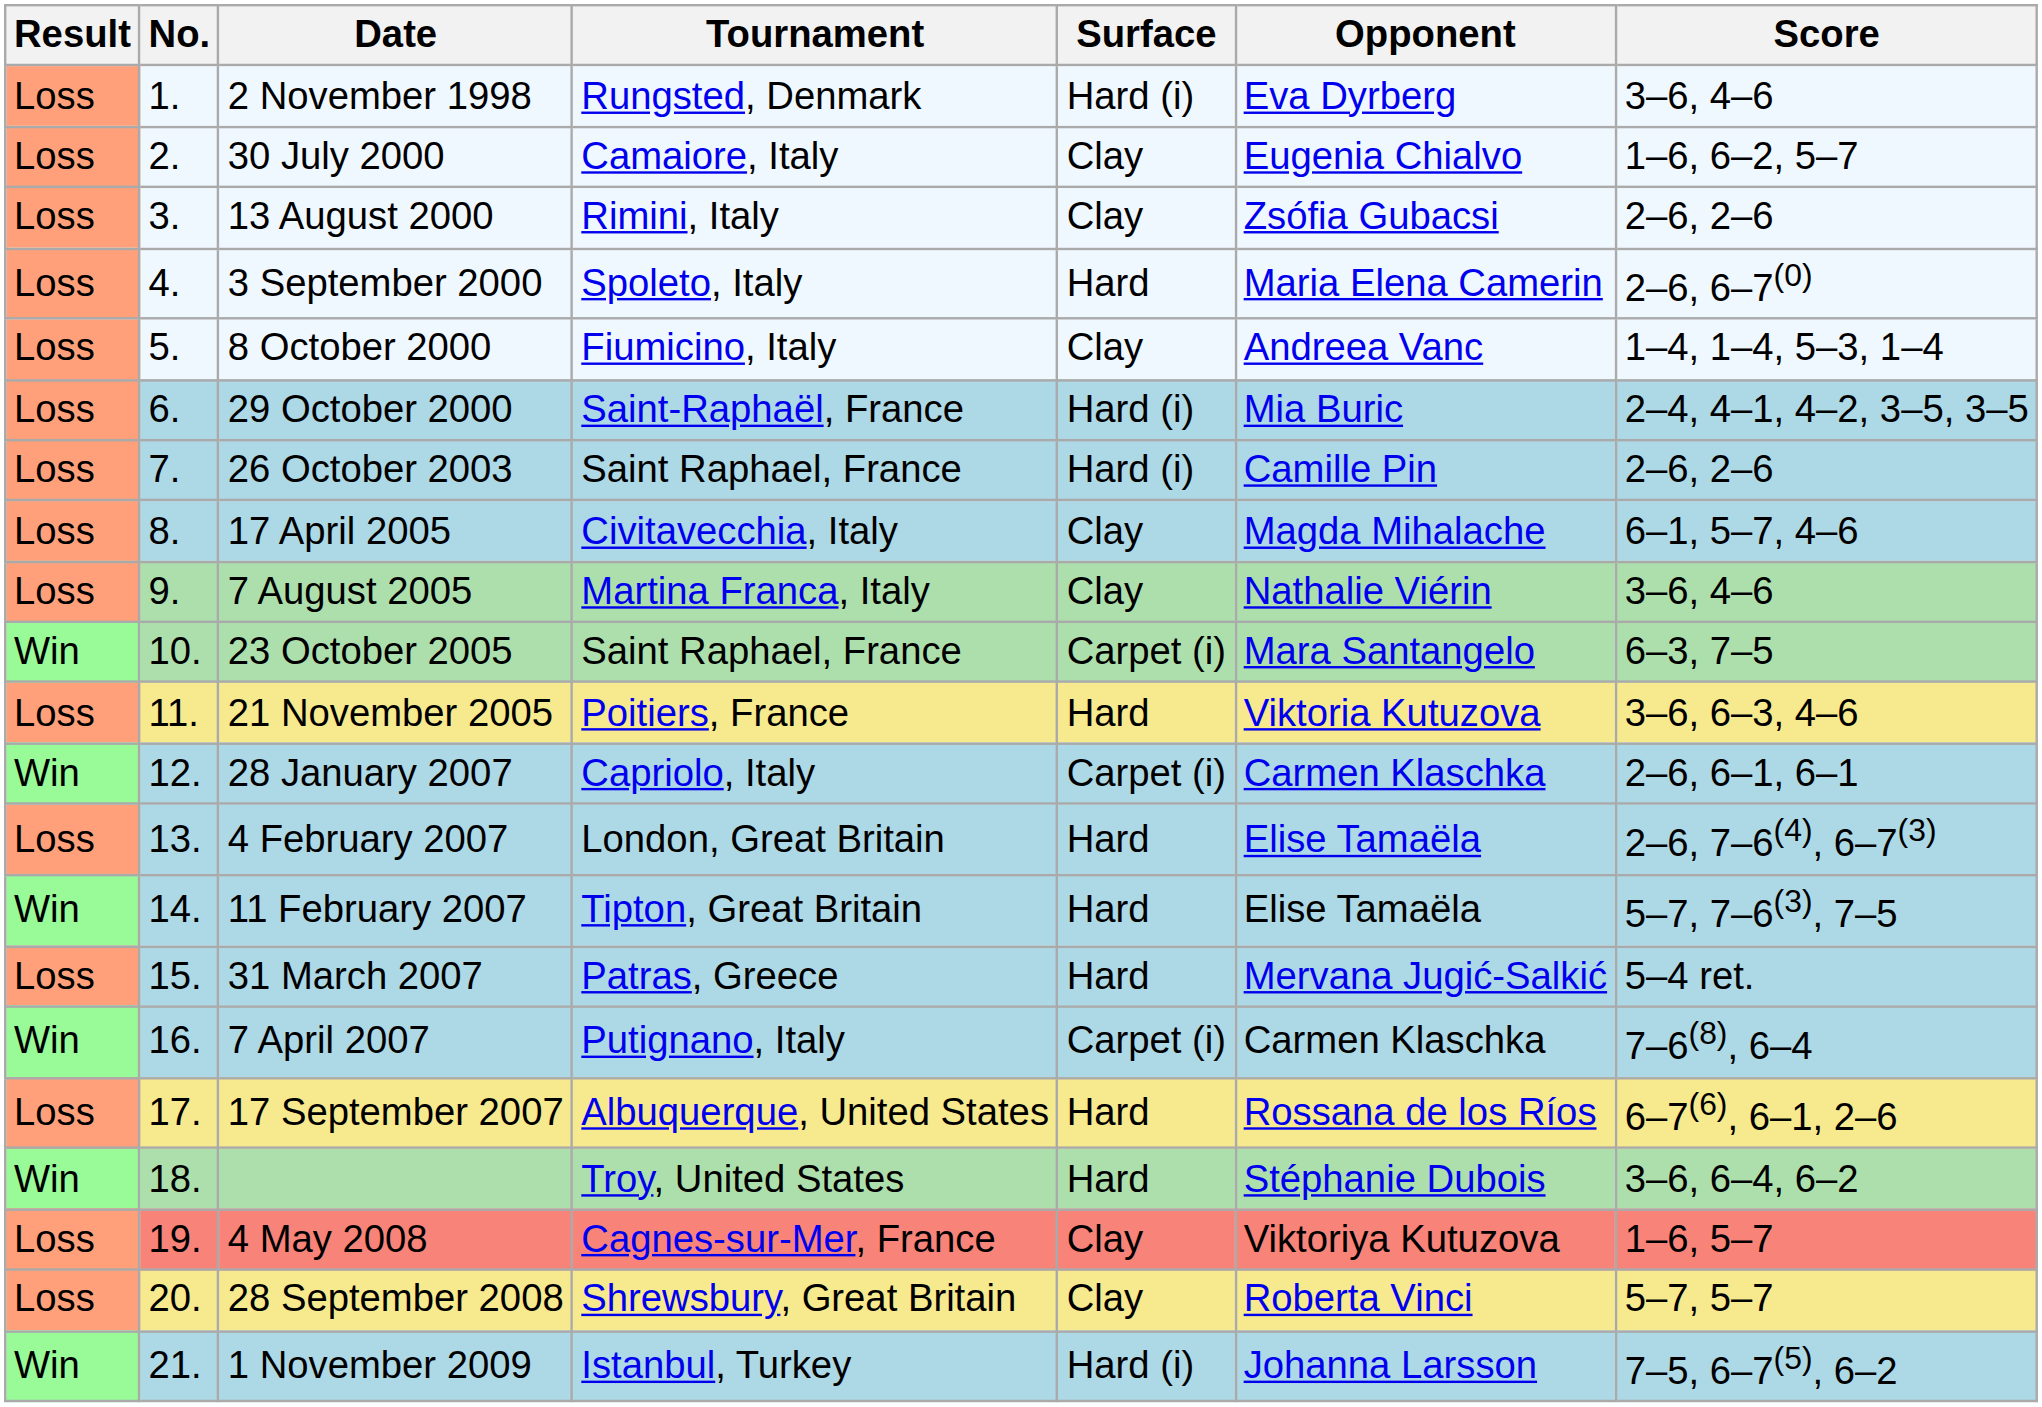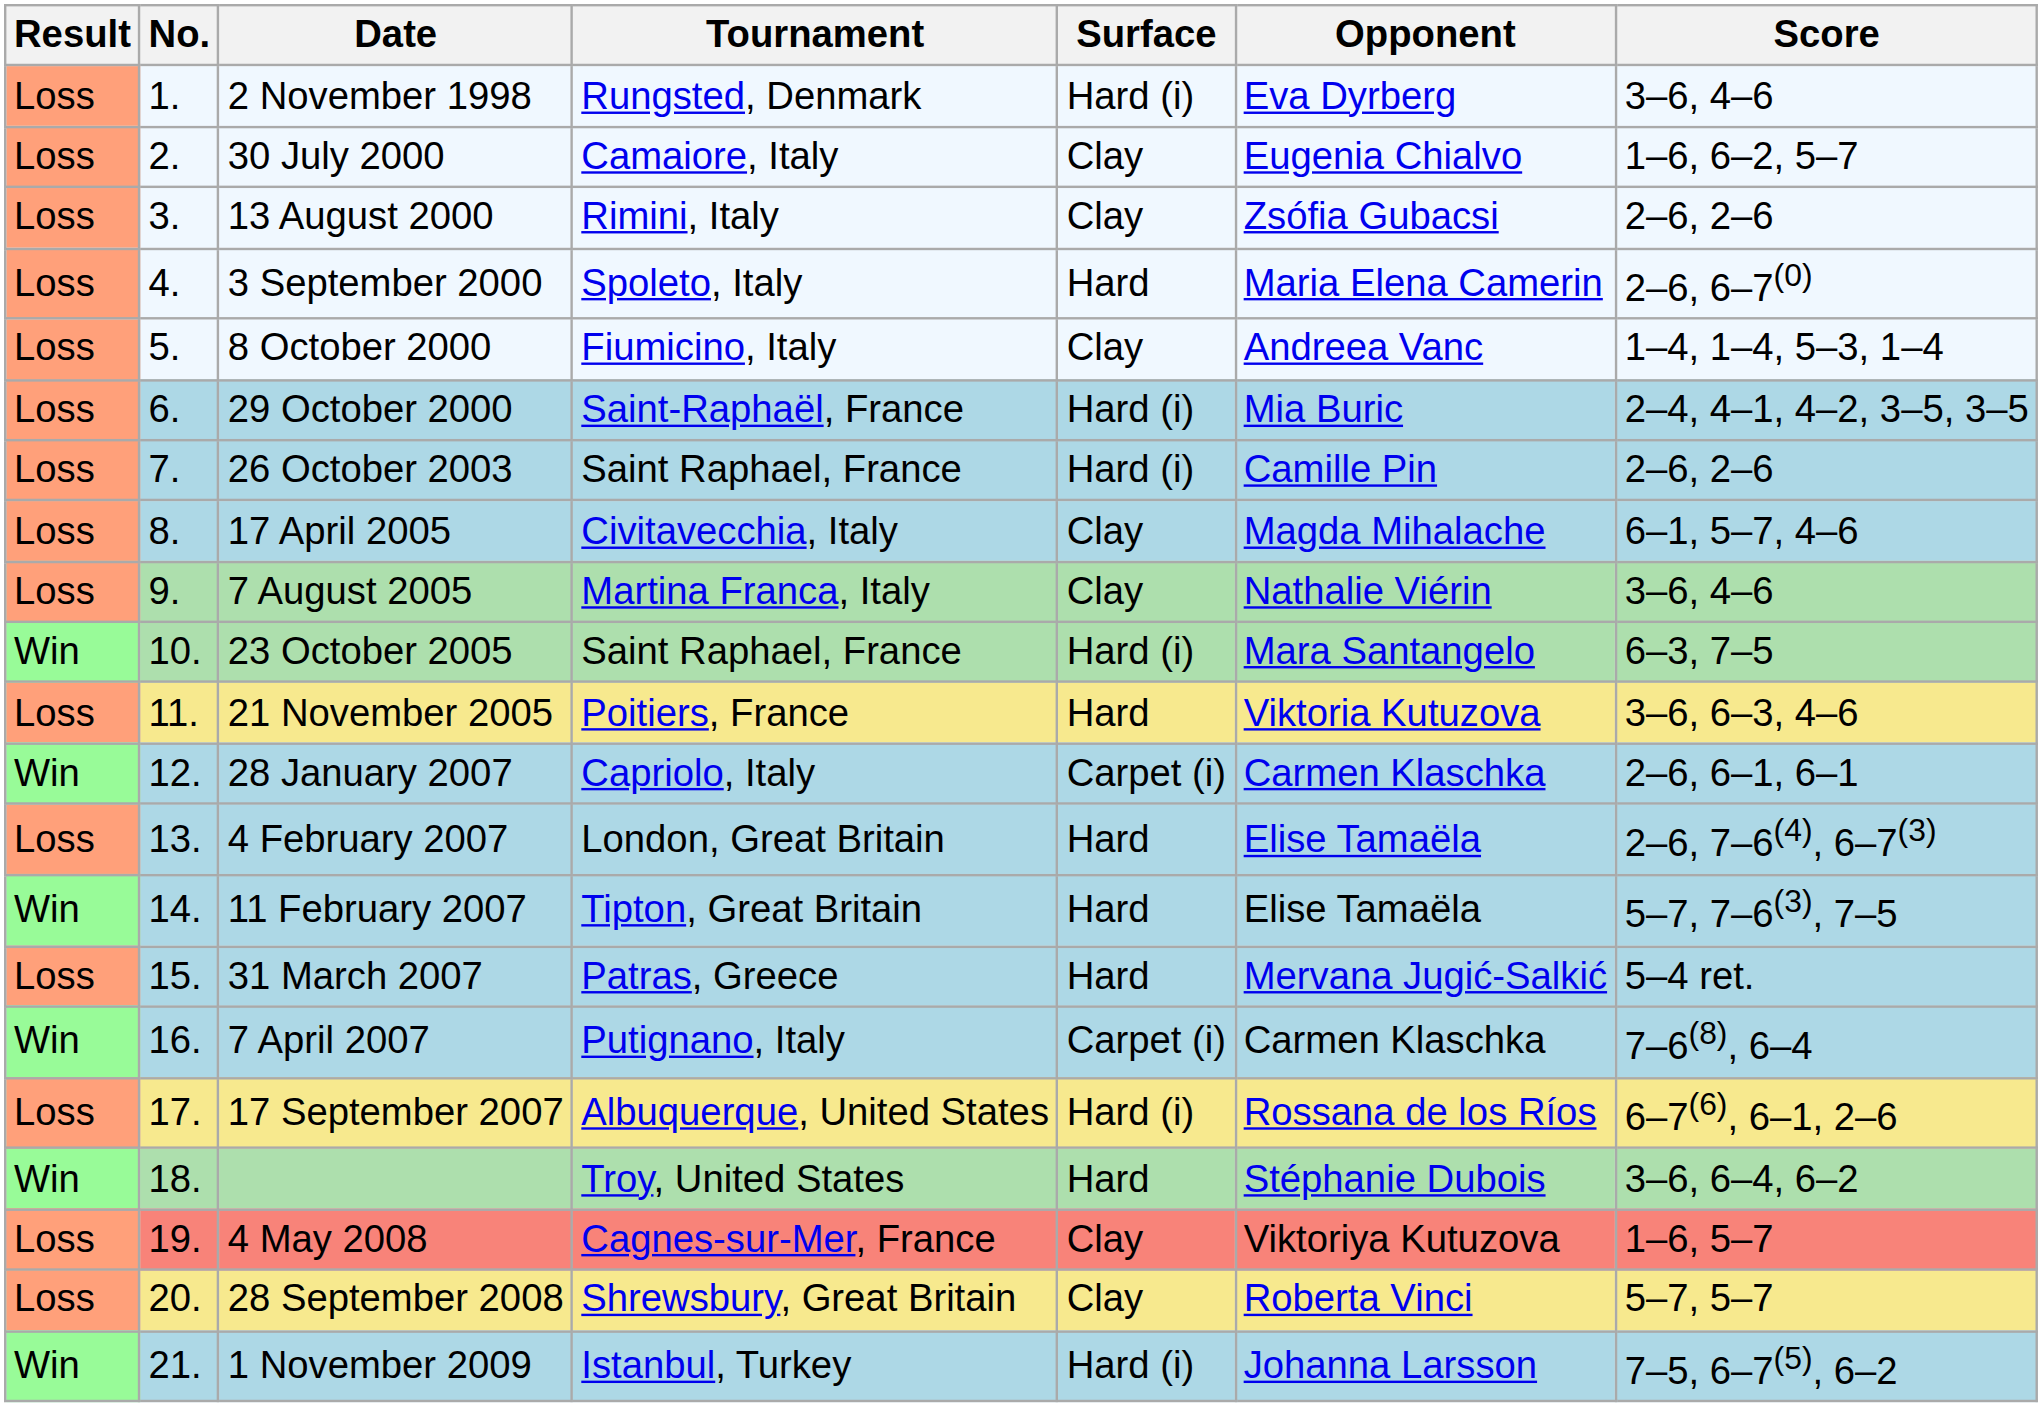(1146, 651) Carpet (i) -> (1130, 651) Hard (i)
(1108, 1112) Hard -> (1130, 1112) Hard (i)
